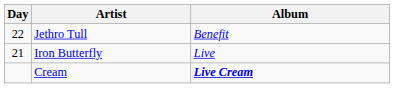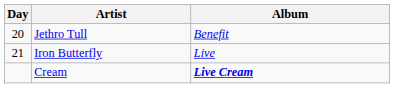(18, 33) 22 -> (18, 33) 20
